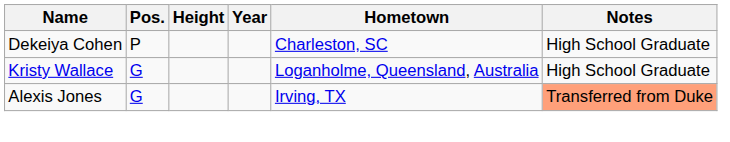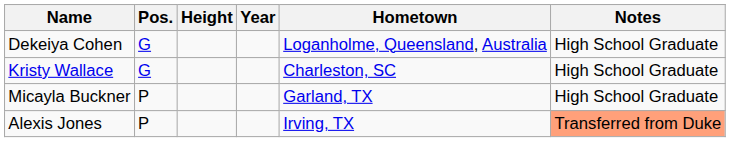(135, 44) P -> (145, 44) G
(331, 44) Charleston, SC -> (415, 44) Loganholme, Queensland, Australia
(407, 70) Loganholme, Queensland, Australia -> (340, 70) Charleston, SC
+ row: (69, 96)
(136, 96) G -> (144, 123) P
